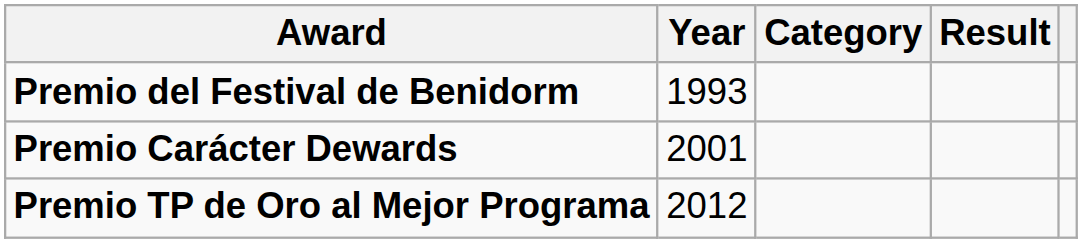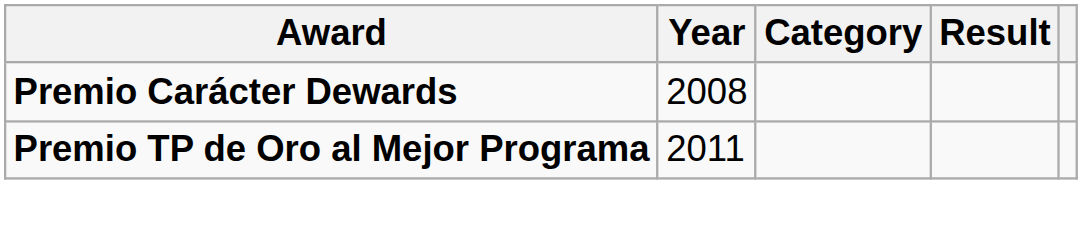- row: (296, 91)
(707, 149) 2001 -> (707, 91) 2008
(707, 206) 2012 -> (705, 149) 2011
